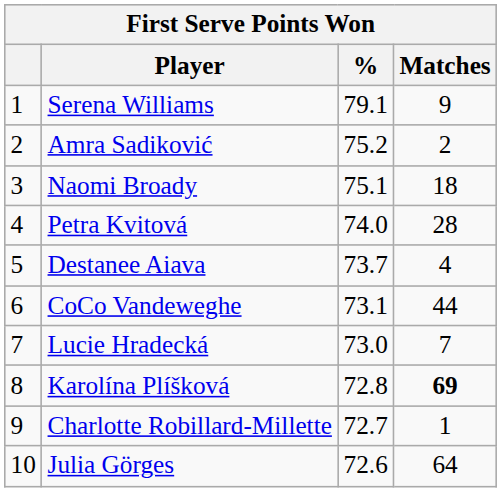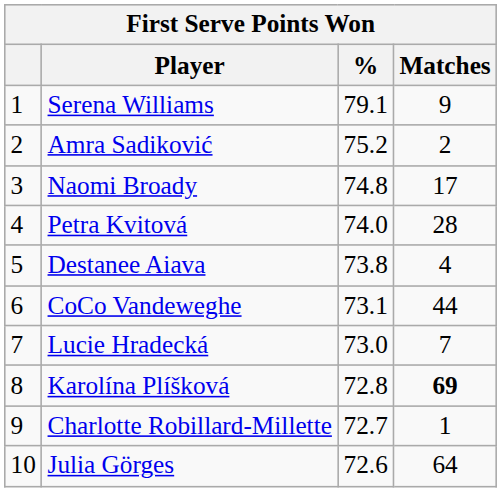(366, 184) 75.1 -> (366, 184) 74.8
(445, 184) 18 -> (445, 184) 17
(366, 265) 73.7 -> (366, 265) 73.8
